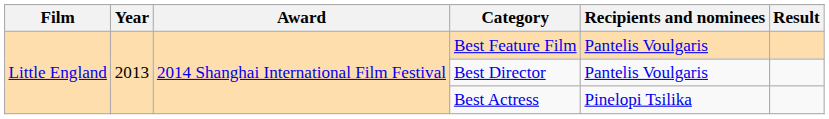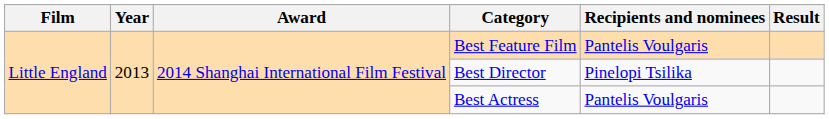(646, 72) Pantelis Voulgaris -> (638, 72) Pinelopi Tsilika
(638, 99) Pinelopi Tsilika -> (646, 99) Pantelis Voulgaris
